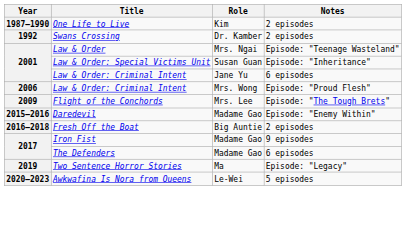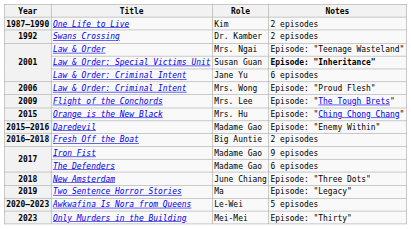(318, 62) normal -> (323, 62) bold
+ row: (108, 114)
+ row: (84, 179)
+ row: (120, 218)
